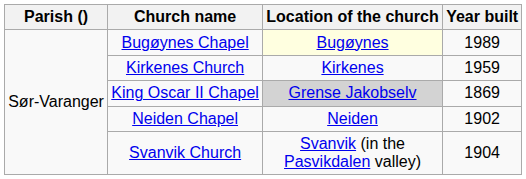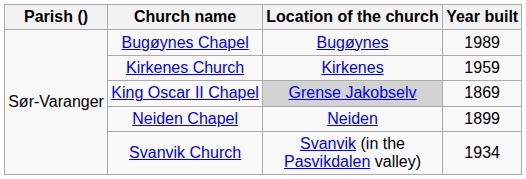(353, 42) lightyellow background -> (353, 42) no background
(482, 118) 1902 -> (482, 118) 1899
(482, 153) 1904 -> (482, 153) 1934
